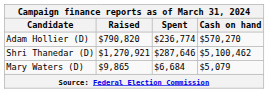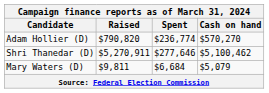(124, 53) $1,270,921 -> (124, 53) $5,270,911
(175, 53) $287,646 -> (175, 53) $277,646
(114, 67) $9,865 -> (114, 67) $9,811
